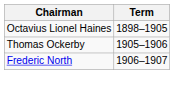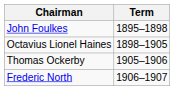+ row: (37, 28)
